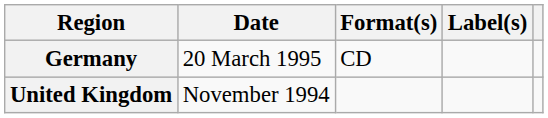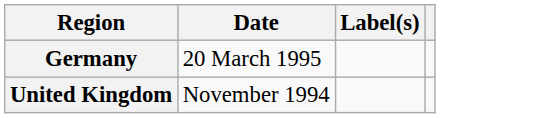- column: (389, 22)
